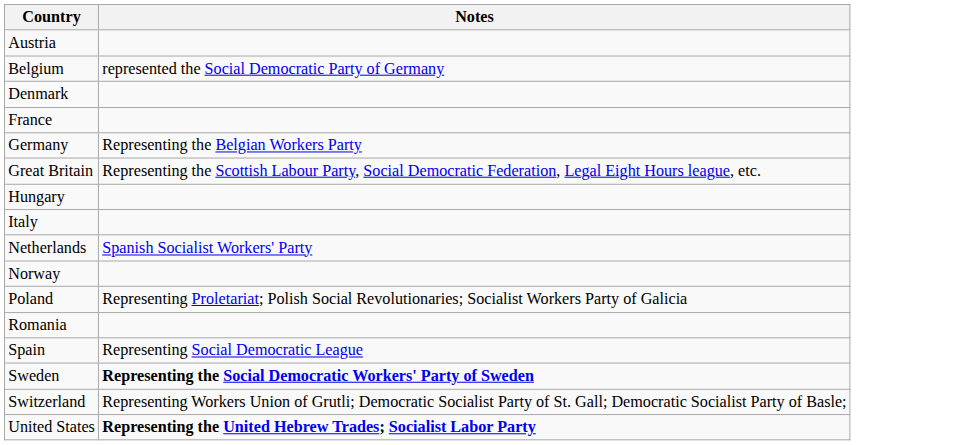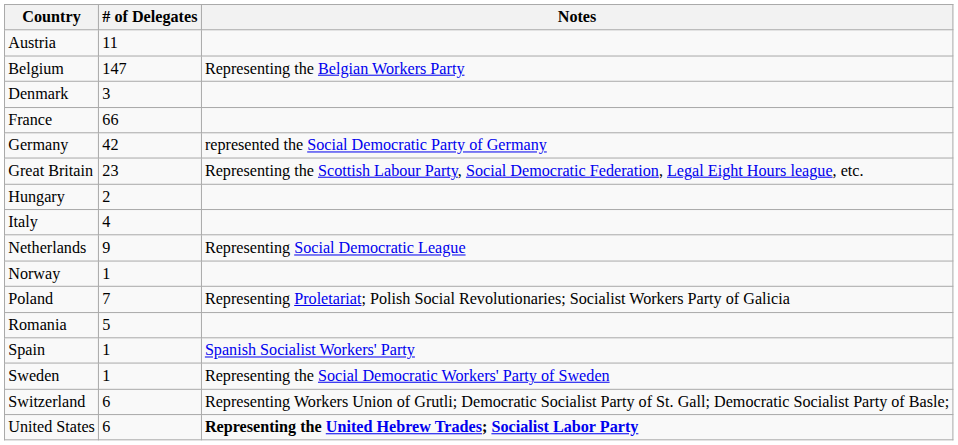+ column: (150, 17)
(273, 68) represented the Social Democratic Party of Germany -> (335, 68) Representing the Belgian Workers Party
(232, 145) Representing the Belgian Workers Party -> (376, 145) represented the Social Democratic Party of Germany
(207, 247) Spanish Socialist Workers' Party -> (335, 247) Representing Social Democratic League
(233, 350) Representing Social Democratic League -> (310, 350) Spanish Socialist Workers' Party
(318, 376) bold -> (407, 376) normal
